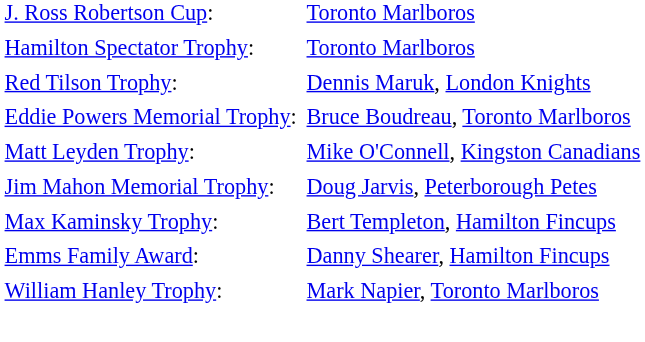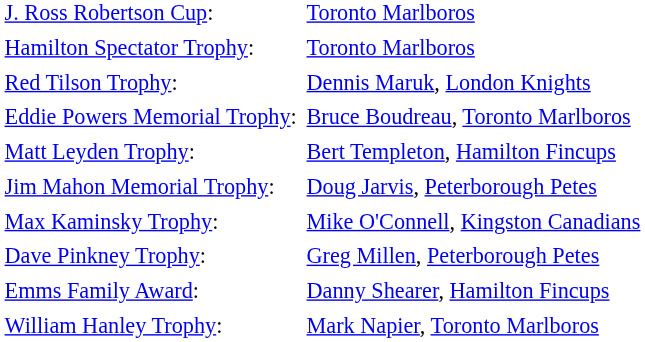(473, 151) Mike O'Connell, Kingston Canadians -> (461, 151) Bert Templeton, Hamilton Fincups
(461, 221) Bert Templeton, Hamilton Fincups -> (473, 221) Mike O'Connell, Kingston Canadians
+ row: (105, 256)
